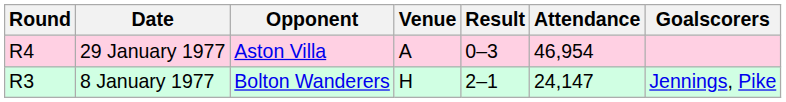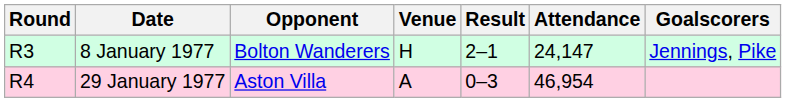rows swapped: (147, 81) <-> (153, 50)
